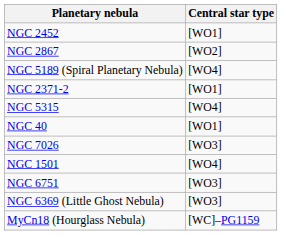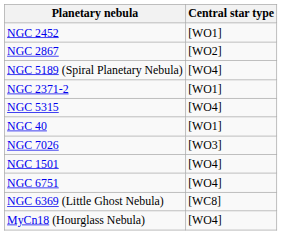(205, 182) [WO3] -> (205, 182) [WO4]
(205, 201) [WO3] -> (205, 201) [WC8]
(224, 220) [WC]–PG1159 -> (205, 220) [WO4]
